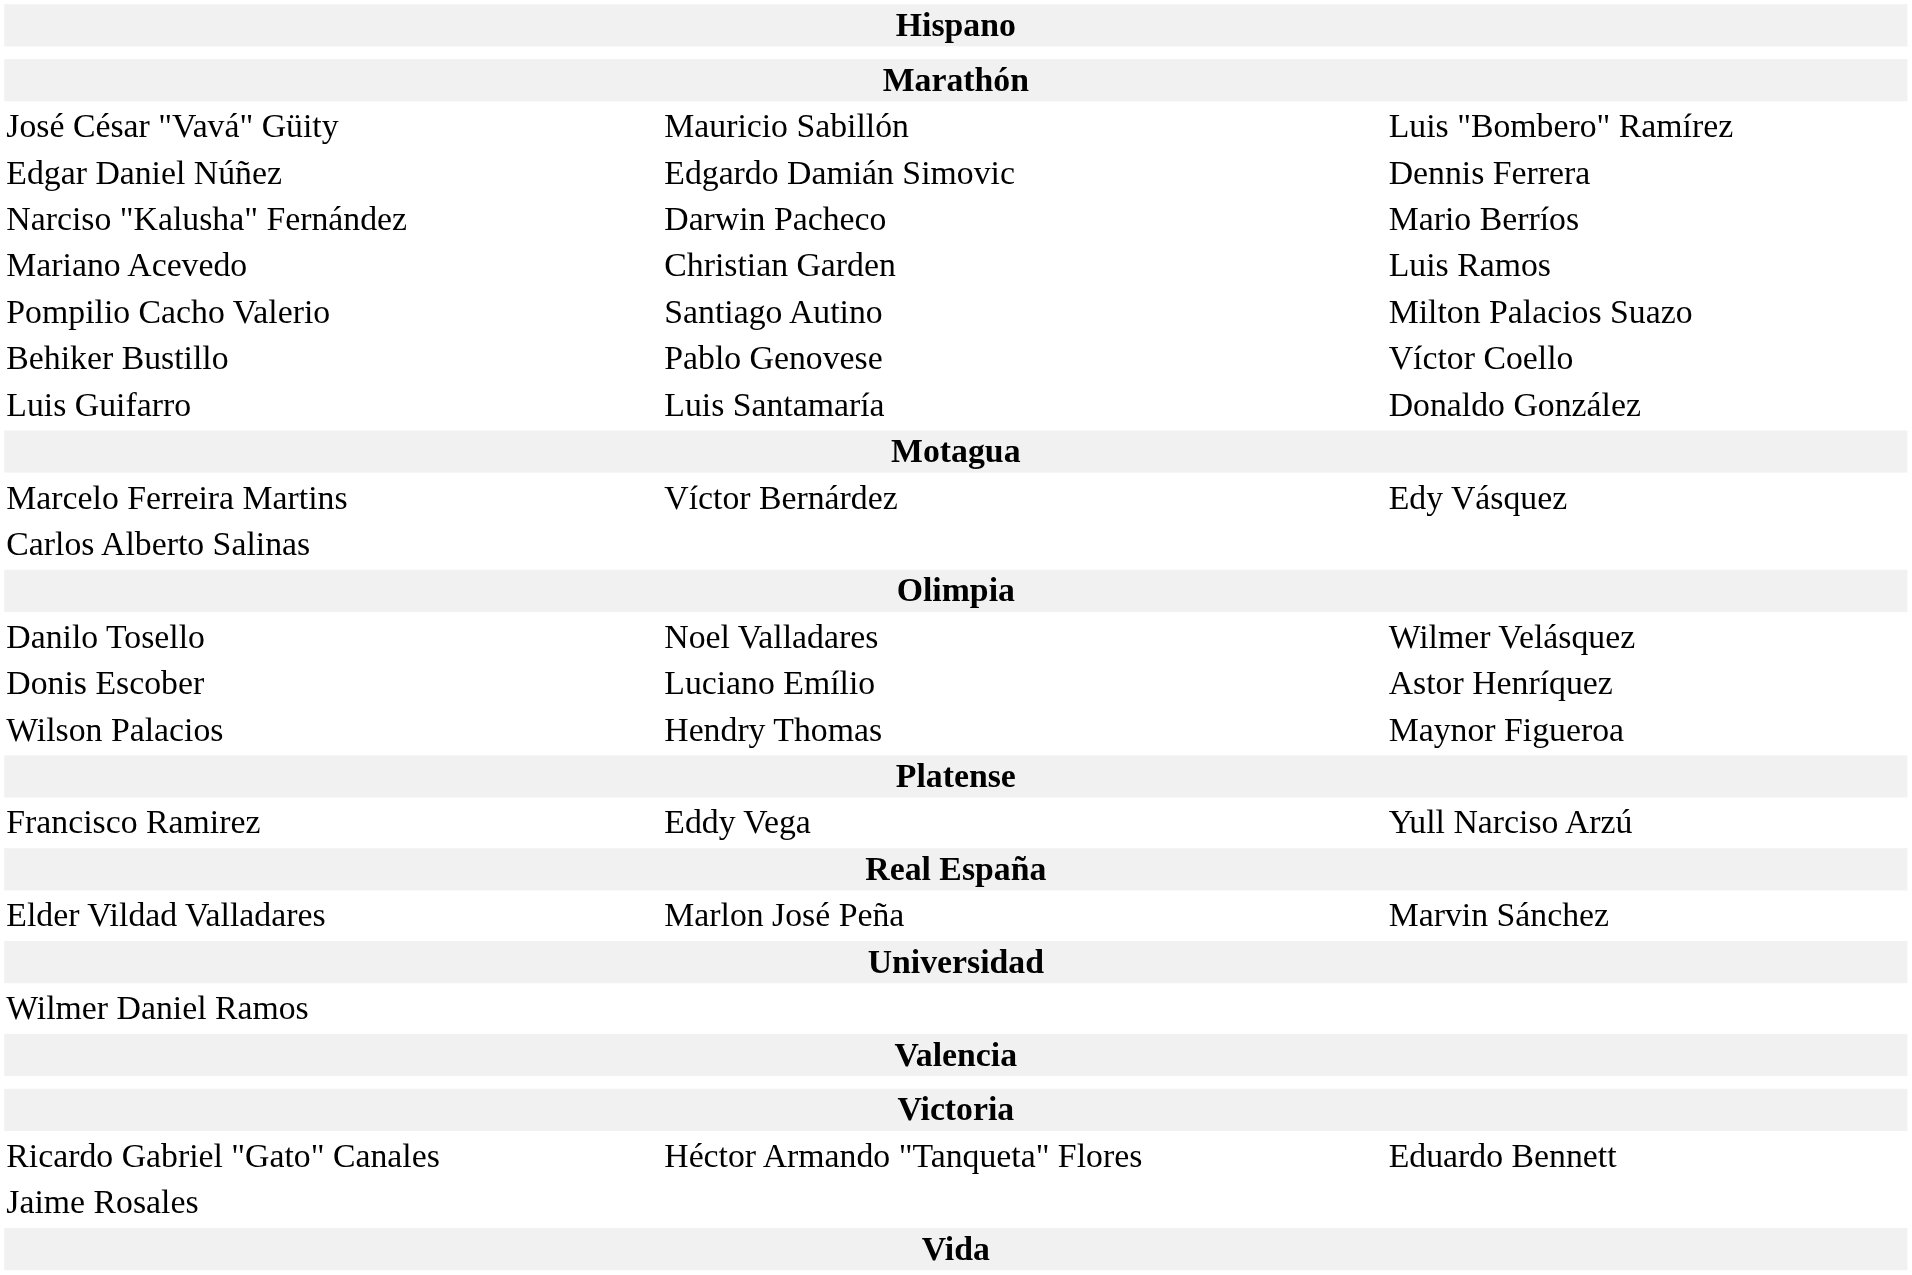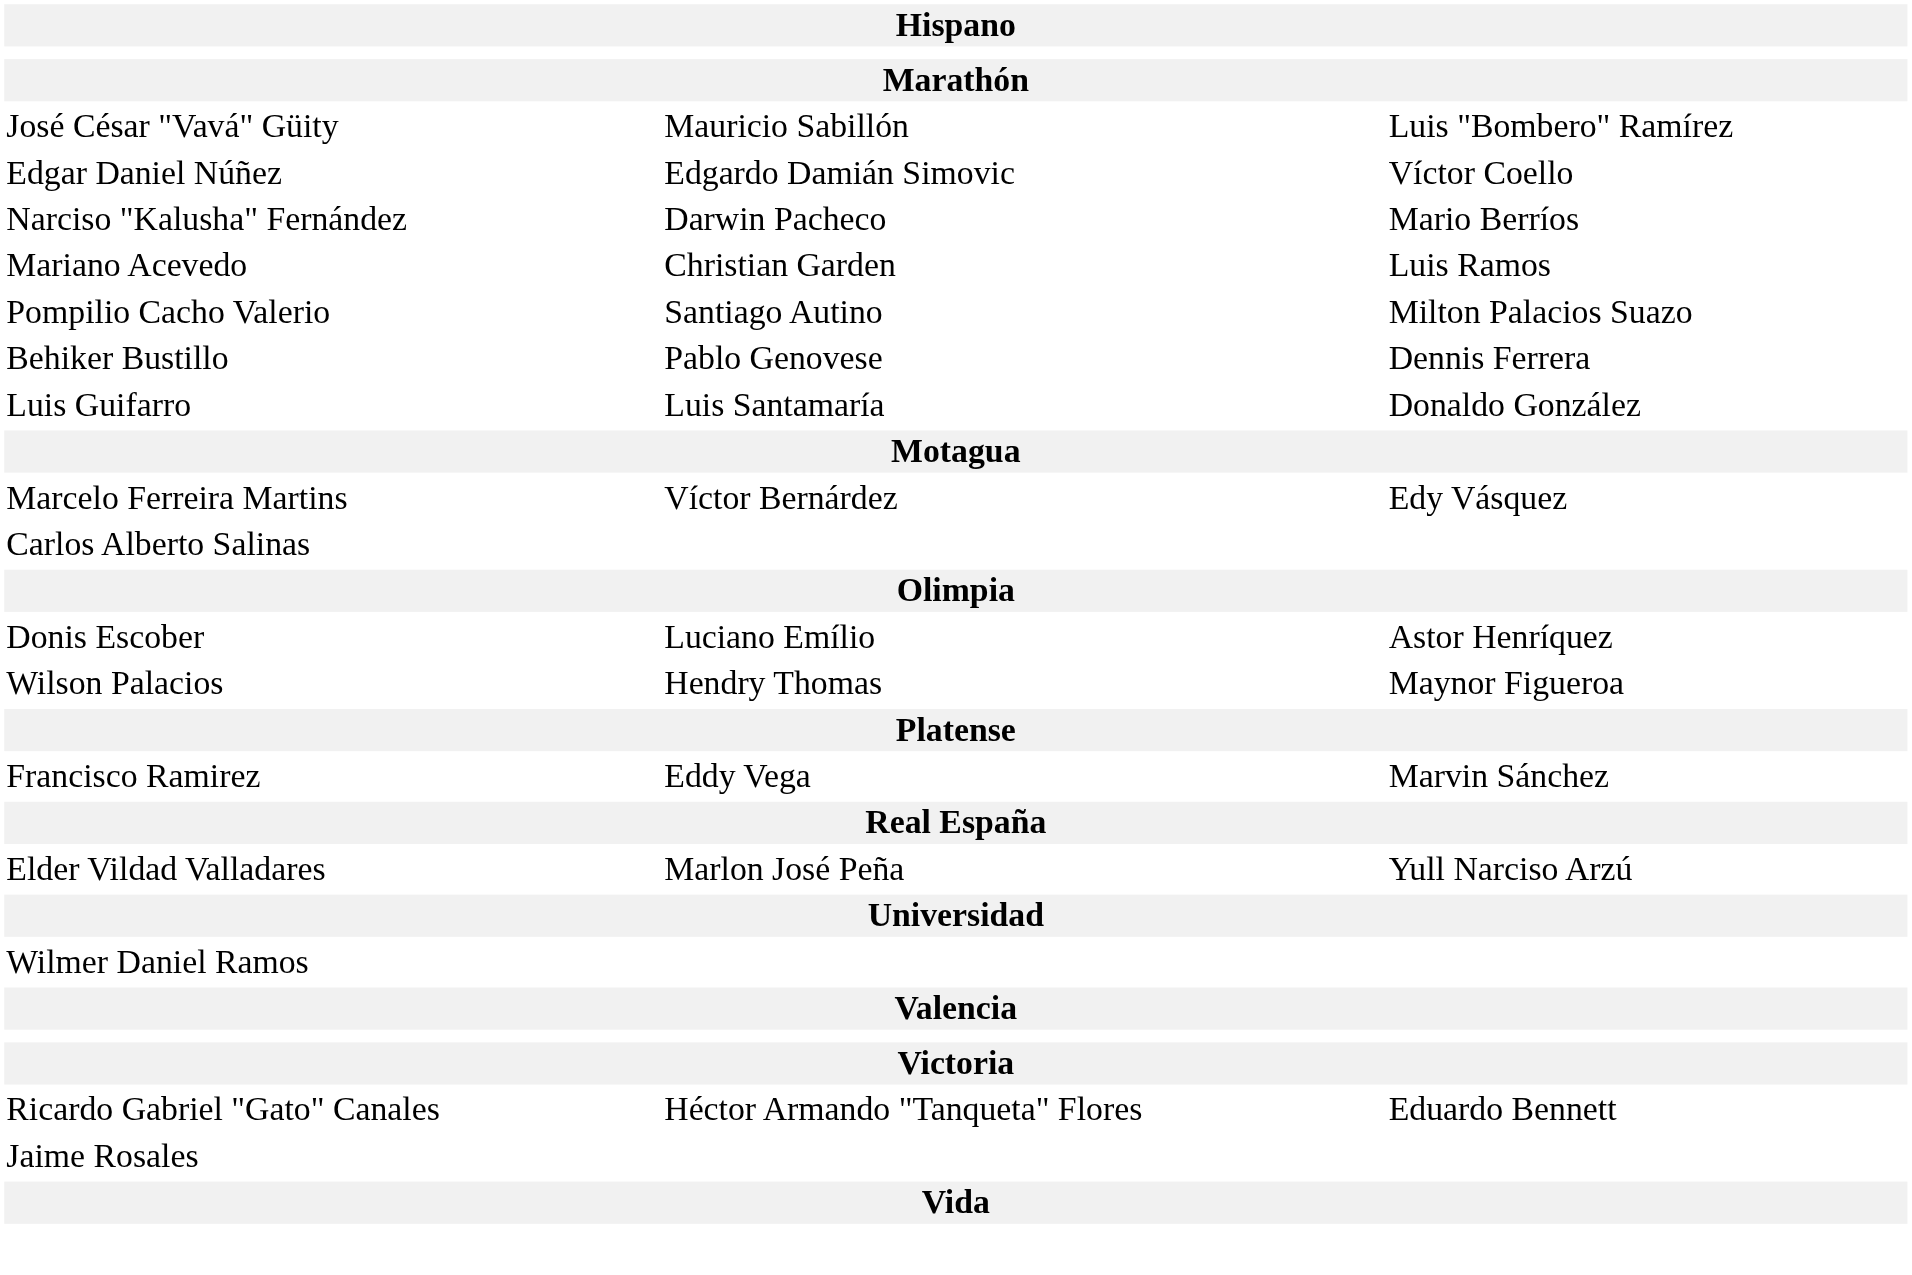(1489, 172) Dennis Ferrera -> (1481, 172) Víctor Coello
(1481, 358) Víctor Coello -> (1489, 358) Dennis Ferrera
- row: (106, 636)
(1511, 822) Yull Narciso Arzú -> (1499, 775) Marvin Sánchez
(1499, 915) Marvin Sánchez -> (1511, 868) Yull Narciso Arzú
